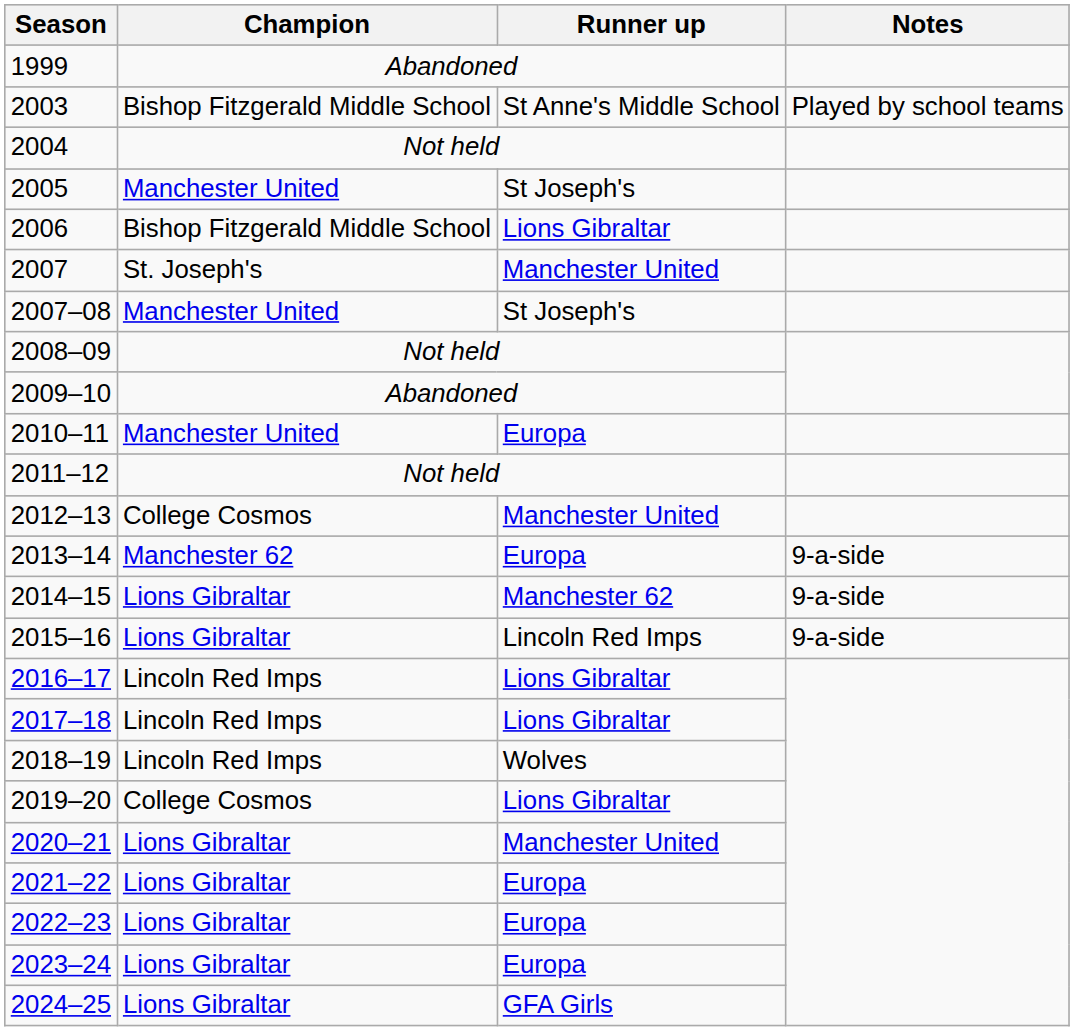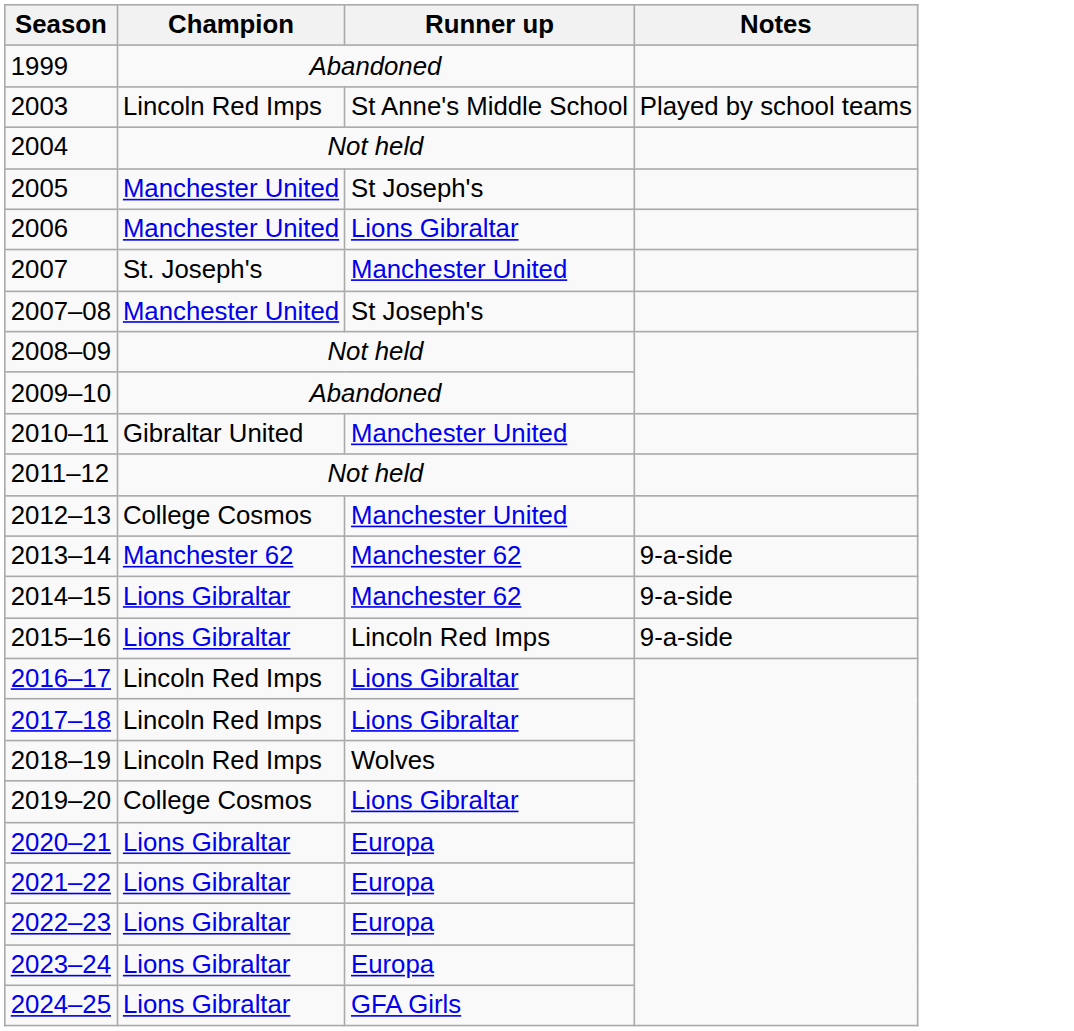(307, 106) Bishop Fitzgerald Middle School -> (222, 106) Lincoln Red Imps
(307, 229) Bishop Fitzgerald Middle School -> (231, 229) Manchester United
(231, 433) Manchester United -> (213, 433) Gibraltar United
(544, 433) Europa -> (459, 433) Manchester United
(544, 556) Europa -> (436, 556) Manchester 62
(611, 842) Manchester United -> (393, 842) Europa
